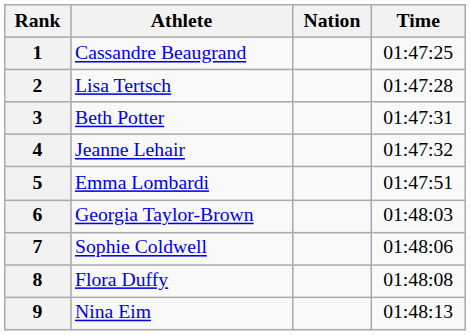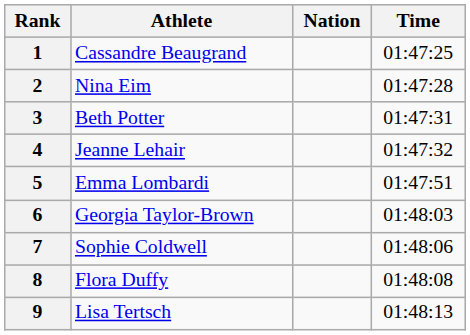(123, 85) Lisa Tertsch -> (113, 85) Nina Eim
(113, 312) Nina Eim -> (123, 312) Lisa Tertsch
